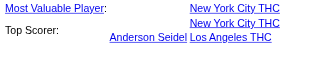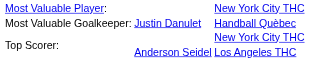+ row: (168, 23)
